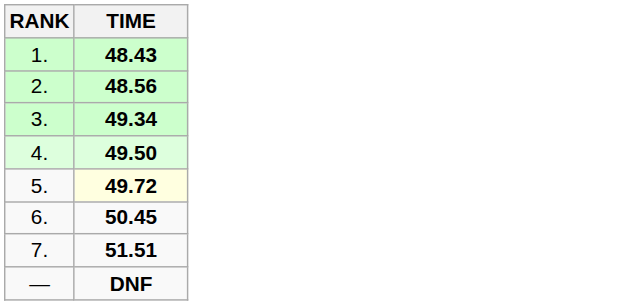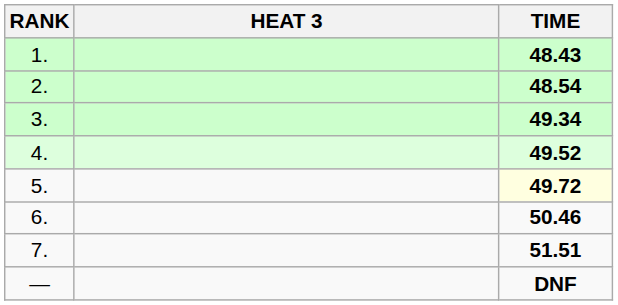+ column: (287, 21)
(131, 87) 48.56 -> (555, 87) 48.54
(131, 153) 49.50 -> (555, 153) 49.52
(131, 218) 50.45 -> (555, 218) 50.46
